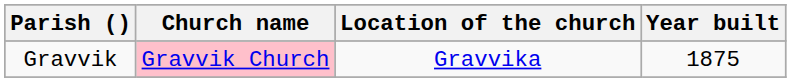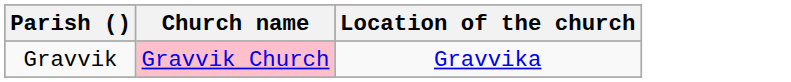- column: (713, 23)
